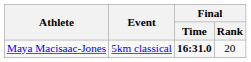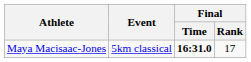(230, 48) 20 -> (230, 48) 17
